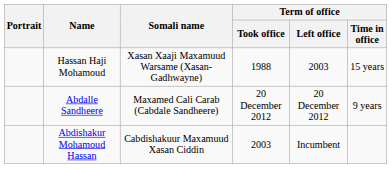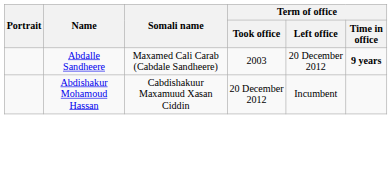- row: (82, 67)
(261, 105) 20 December 2012 -> (257, 61) 2003
(367, 105) normal -> (366, 61) bold
(261, 144) 2003 -> (257, 94) 20 December 2012
